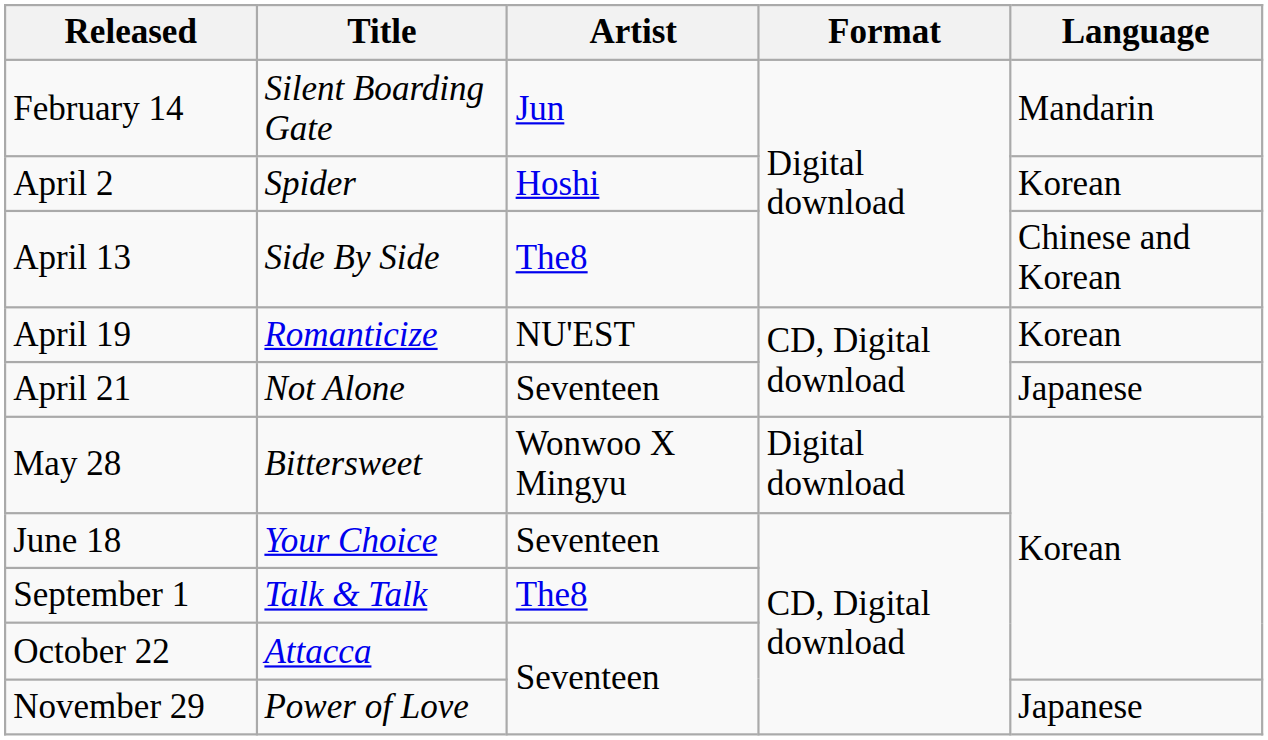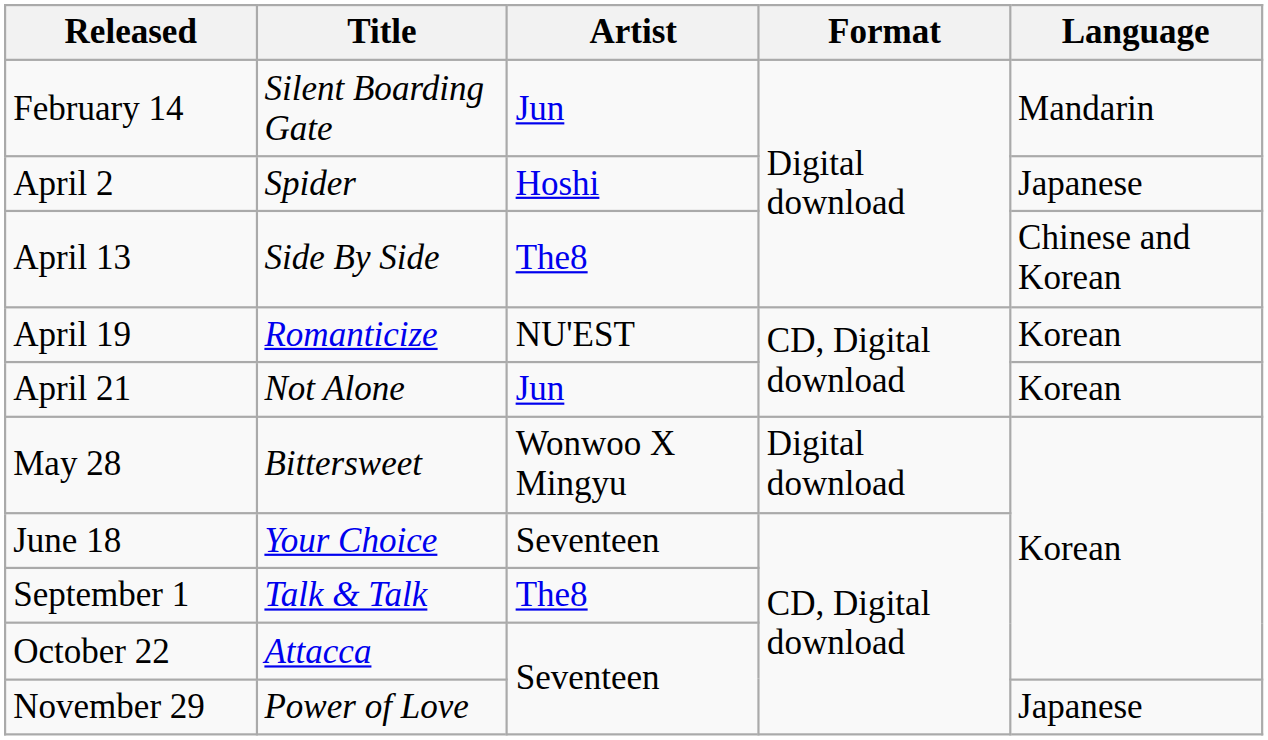(1070, 182) Korean -> (1080, 182) Japanese
(588, 388) Seventeen -> (540, 388) Jun
(1080, 388) Japanese -> (1070, 388) Korean
